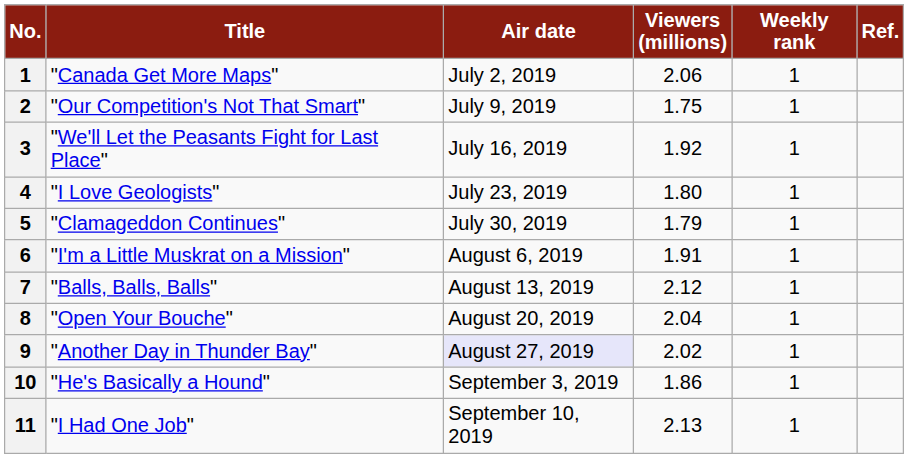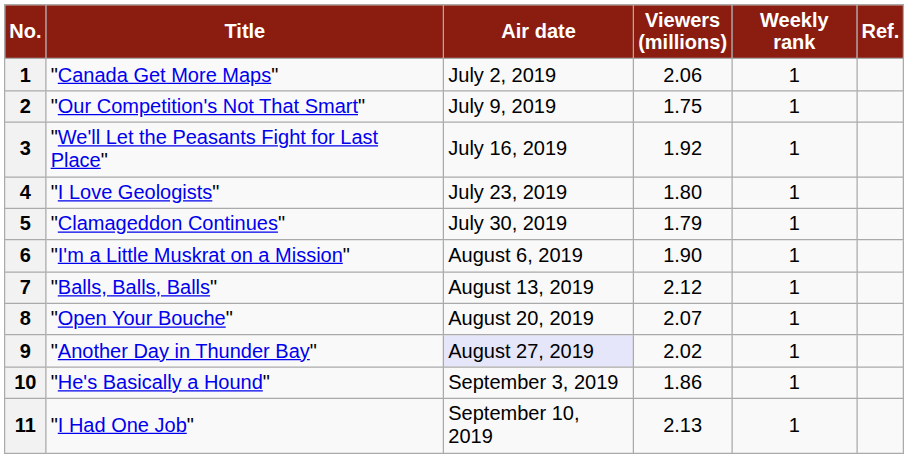(683, 255) 1.91 -> (683, 255) 1.90
(683, 319) 2.04 -> (683, 319) 2.07
